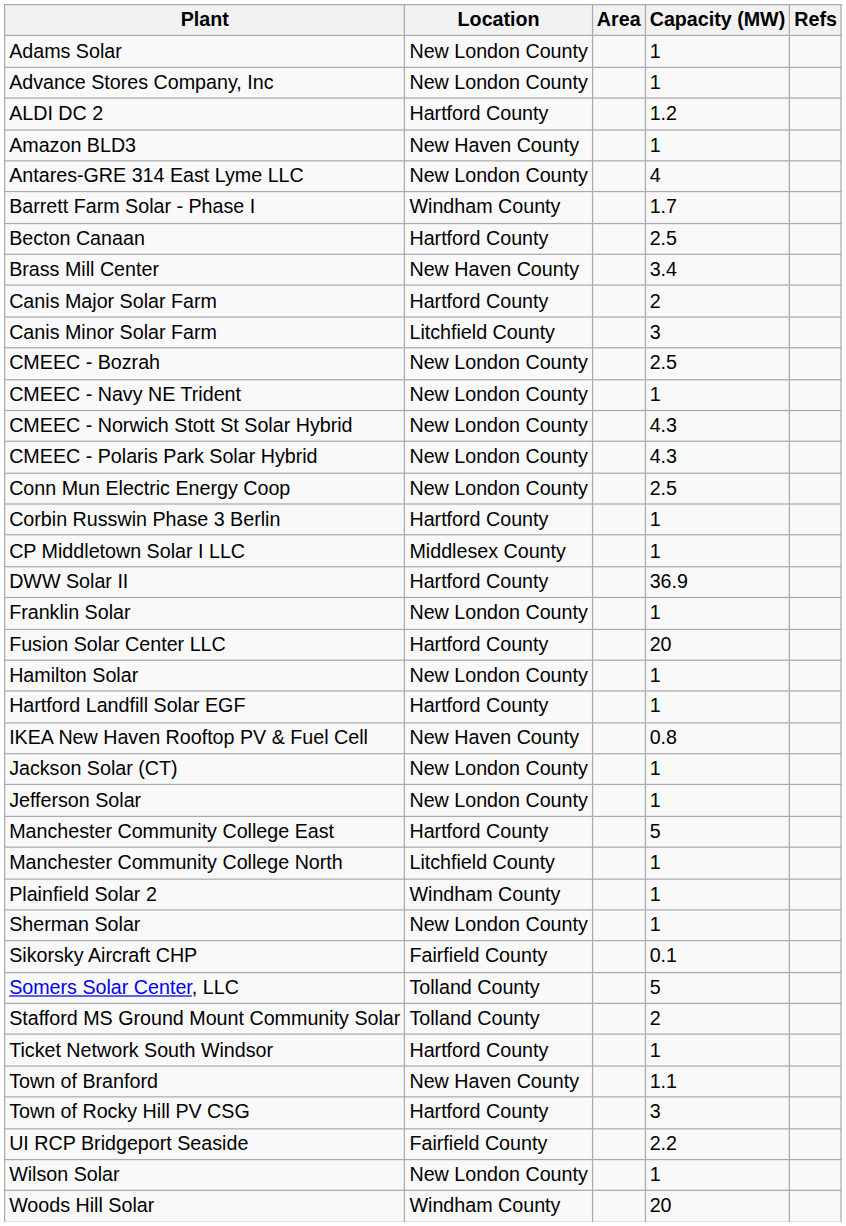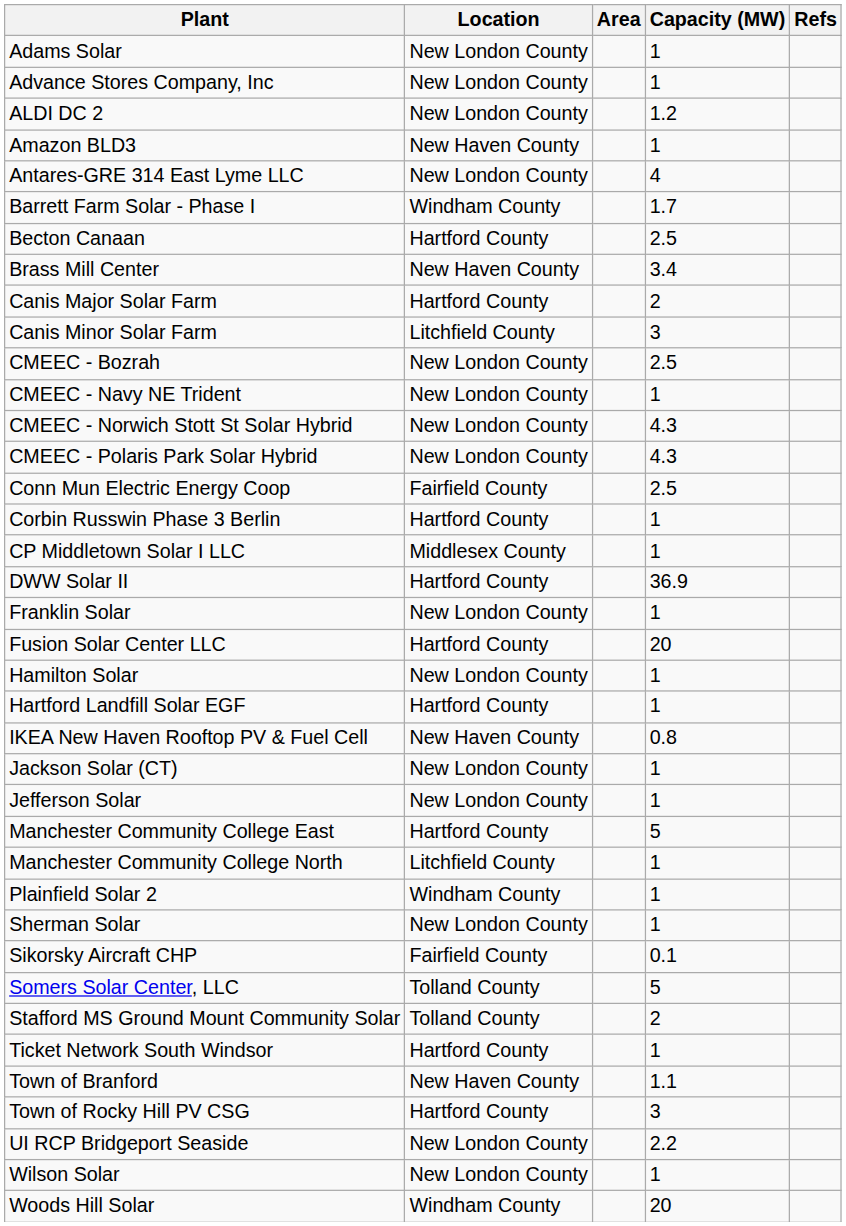(479, 113) Hartford County -> (499, 113) New London County
(499, 488) New London County -> (478, 488) Fairfield County
(478, 1143) Fairfield County -> (499, 1143) New London County
